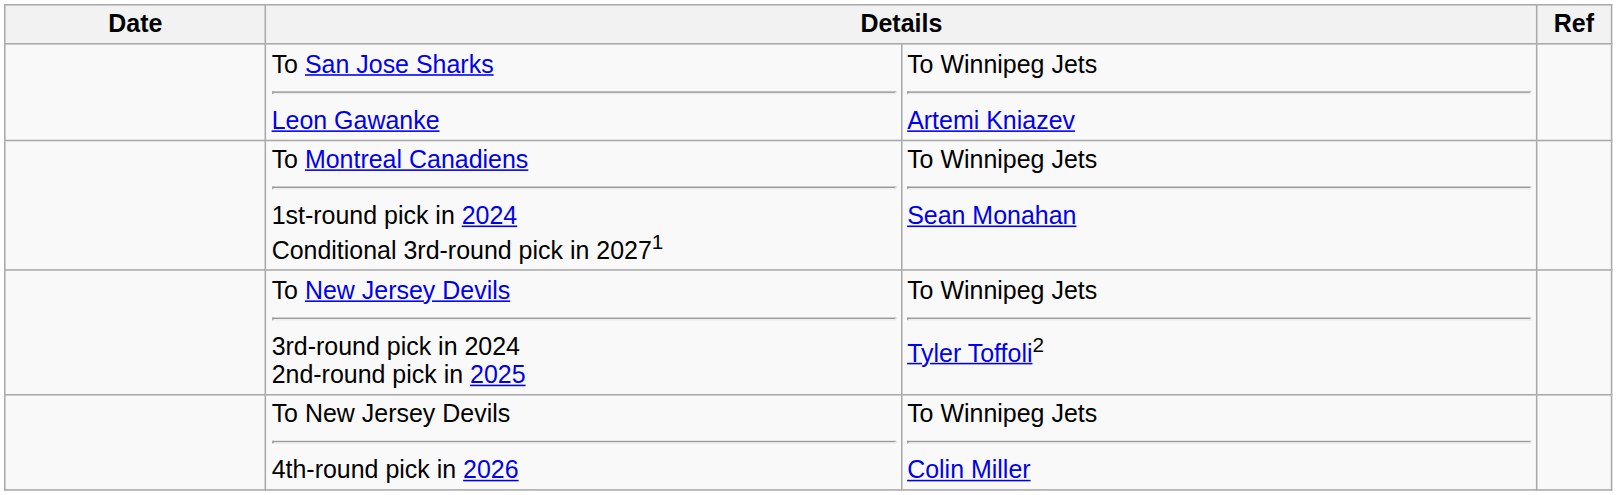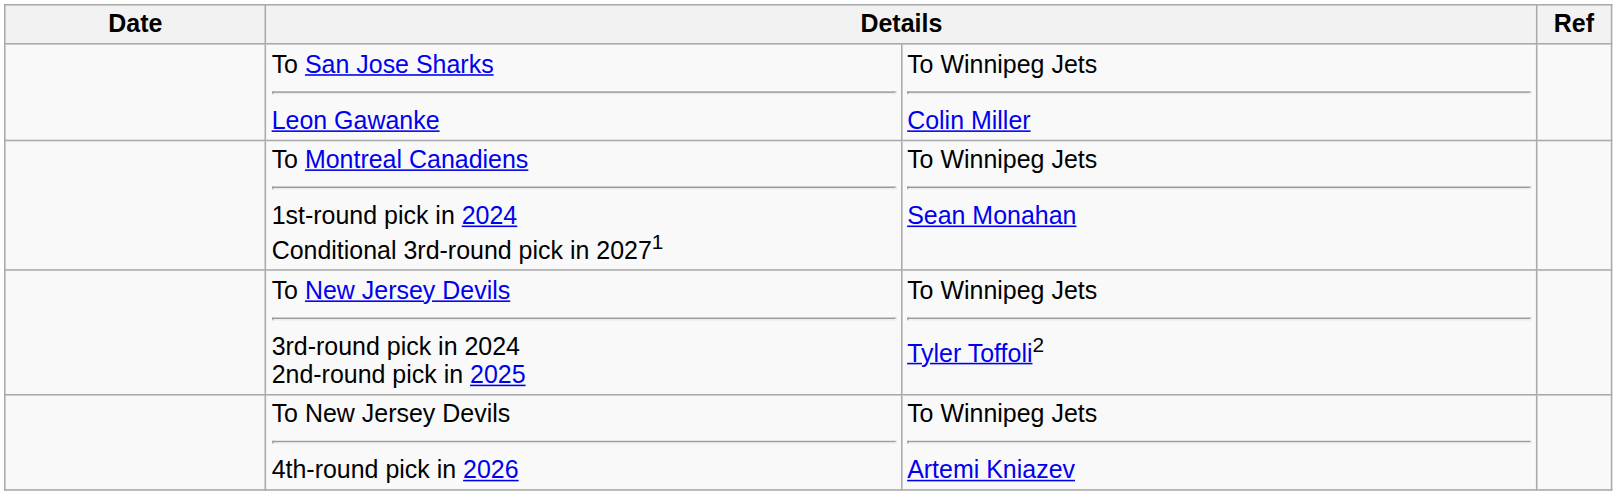(1219, 91) To Winnipeg Jets Artemi Kniazev -> (1219, 91) To Winnipeg Jets Colin Miller
(1219, 442) To Winnipeg Jets Colin Miller -> (1219, 442) To Winnipeg Jets Artemi Kniazev
